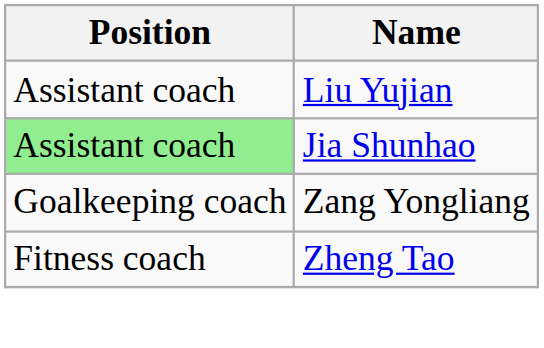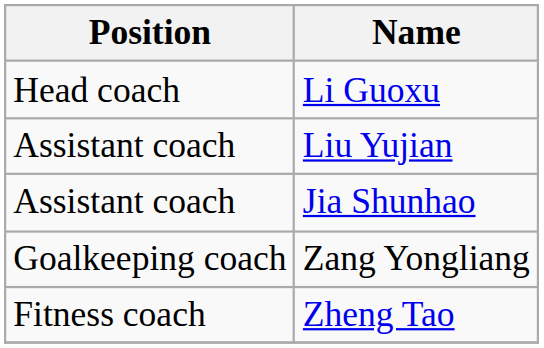+ row: (371, 88)
(124, 145) lightgreen background -> (124, 201) no background
